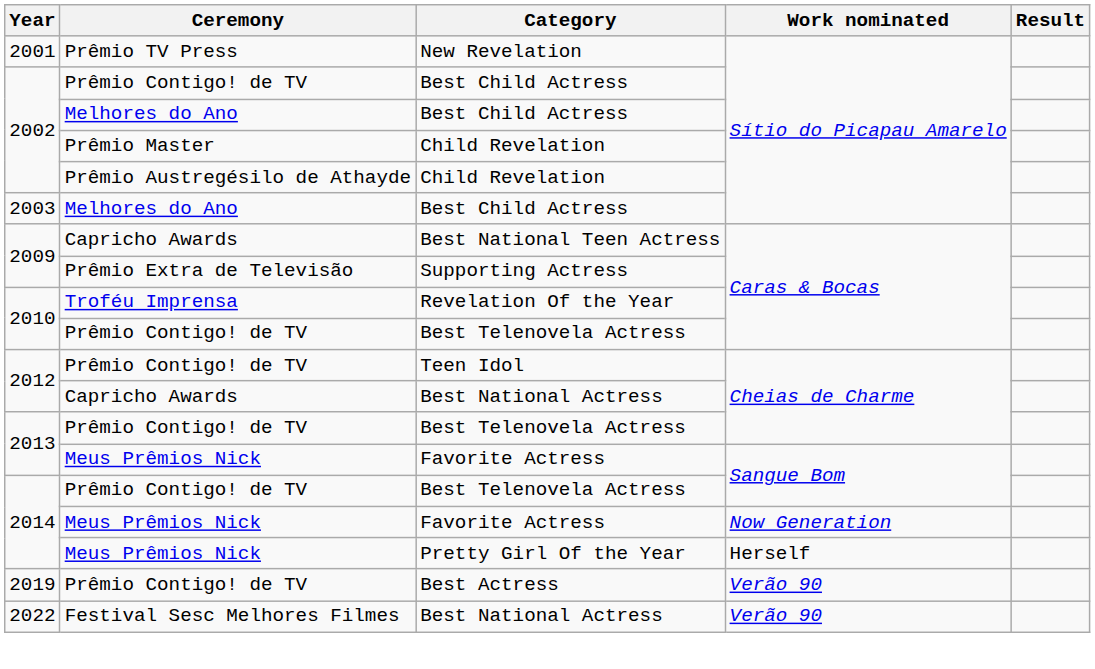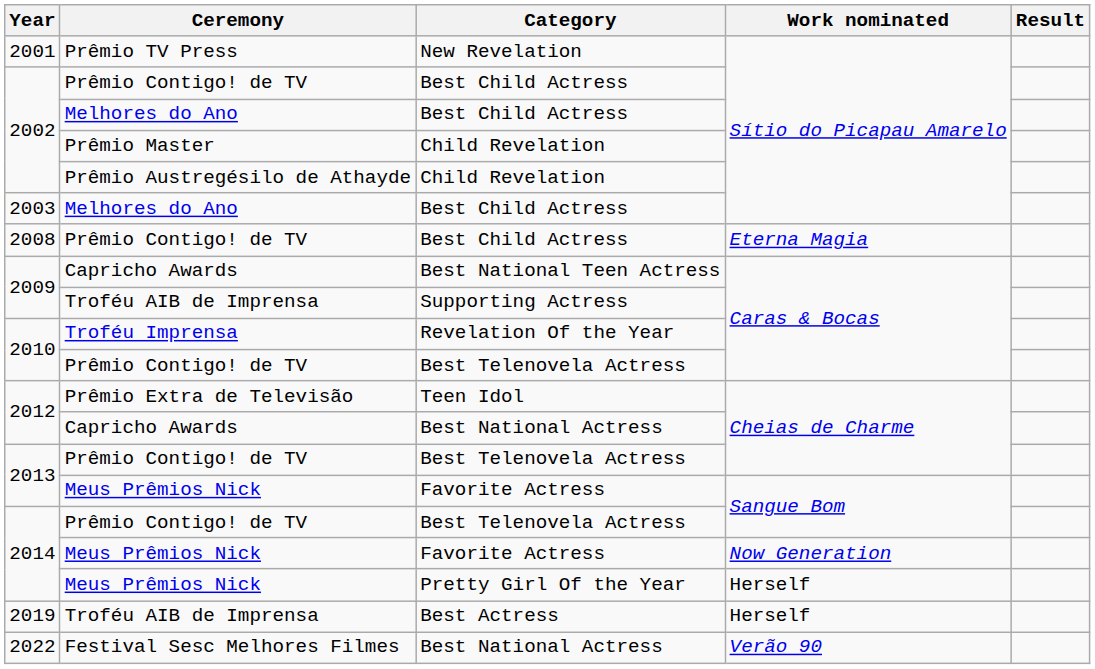+ row: (32, 240)
(209, 271) Prêmio Extra de Televisão -> (192, 303) Troféu AIB de Imprensa
(186, 365) Prêmio Contigo! de TV -> (209, 397) Prêmio Extra de Televisão
(186, 585) Prêmio Contigo! de TV -> (192, 616) Troféu AIB de Imprensa
(776, 585) Verão 90 -> (770, 616) Herself
